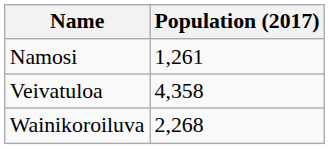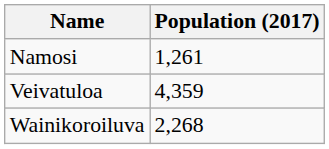(179, 90) 4,358 -> (179, 90) 4,359
